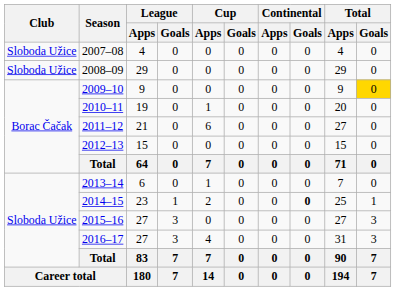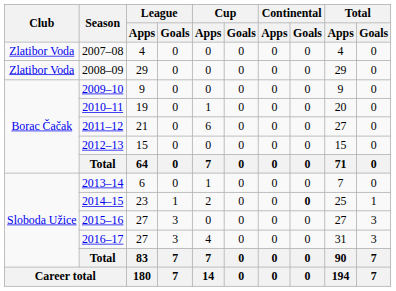(42, 51) Sloboda Užice -> (42, 51) Zlatibor Voda
(42, 70) Sloboda Užice -> (42, 70) Zlatibor Voda
(374, 88) gold background -> (374, 88) no background
